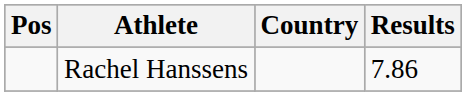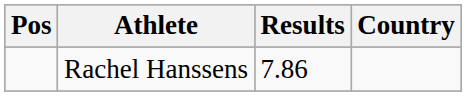columns swapped: (309, 25) <-> (413, 25)
